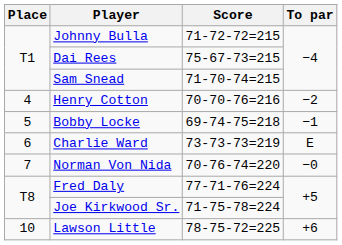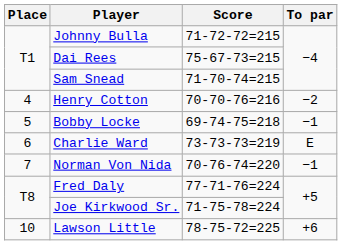(310, 165) −0 -> (310, 165) −1
